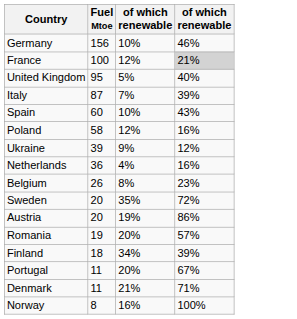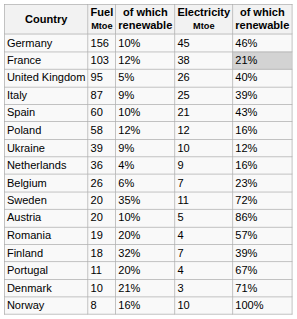+ column: (204, 19)
(100, 60) 100 -> (100, 60) 103
(126, 95) 7% -> (126, 95) 9%
(126, 183) 8% -> (126, 183) 6%
(129, 218) 19% -> (129, 218) 10%
(129, 253) 34% -> (129, 253) 32%
(96, 288) 11 -> (97, 288) 10
